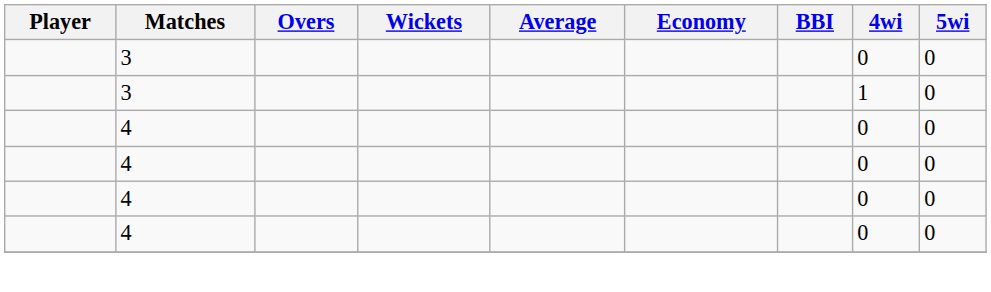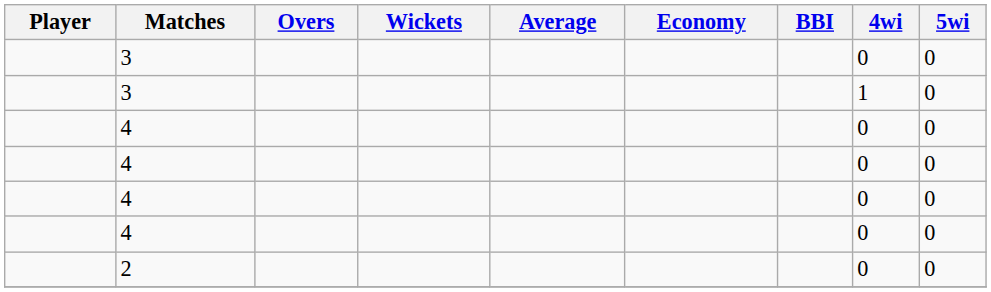+ row: (60, 269)
